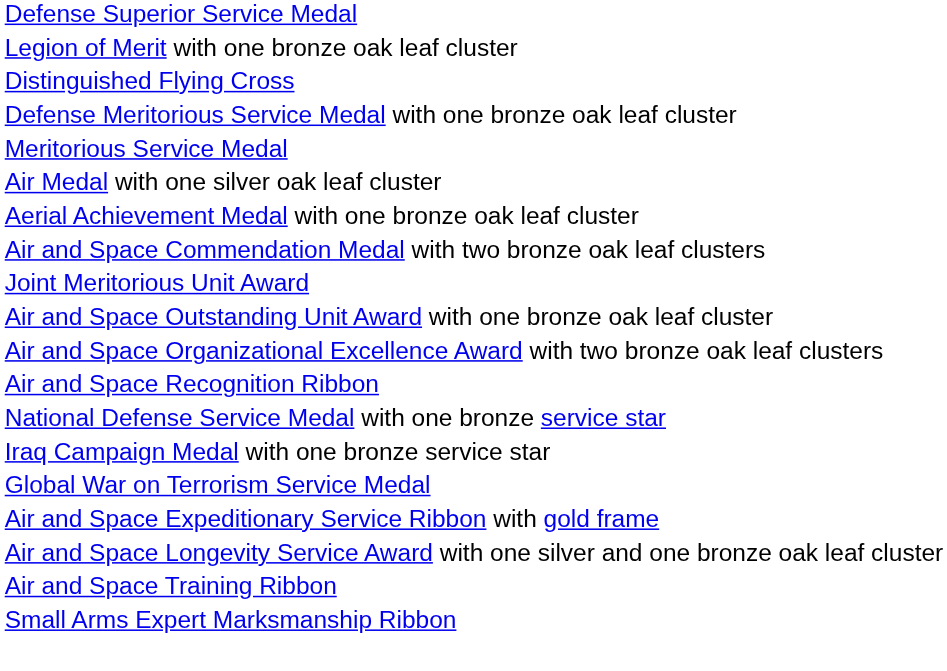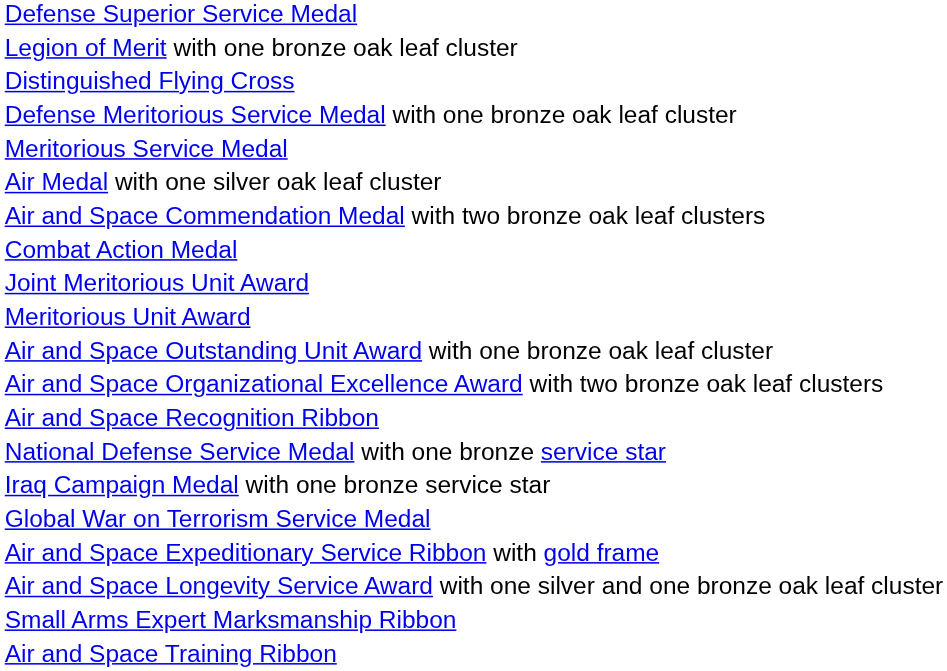- row: (322, 216)
+ row: (121, 249)
+ row: (128, 317)
rows swapped: (231, 619) <-> (171, 586)
